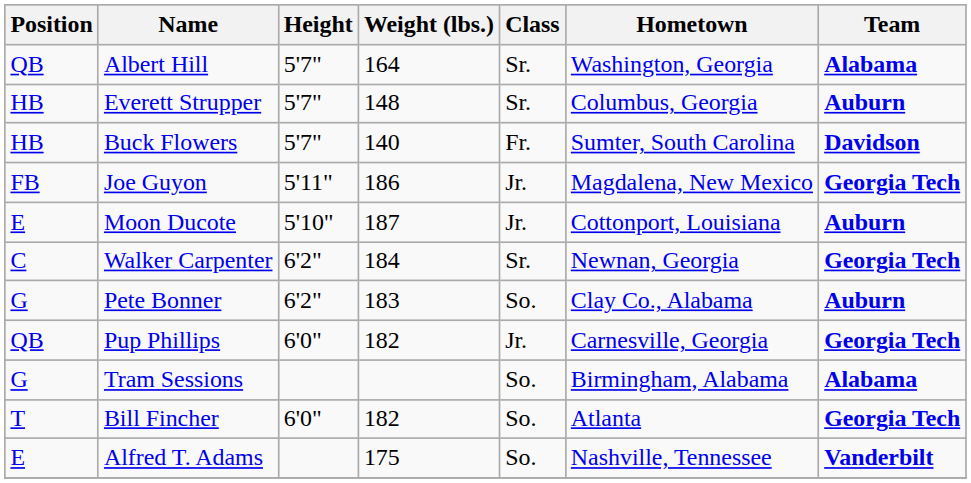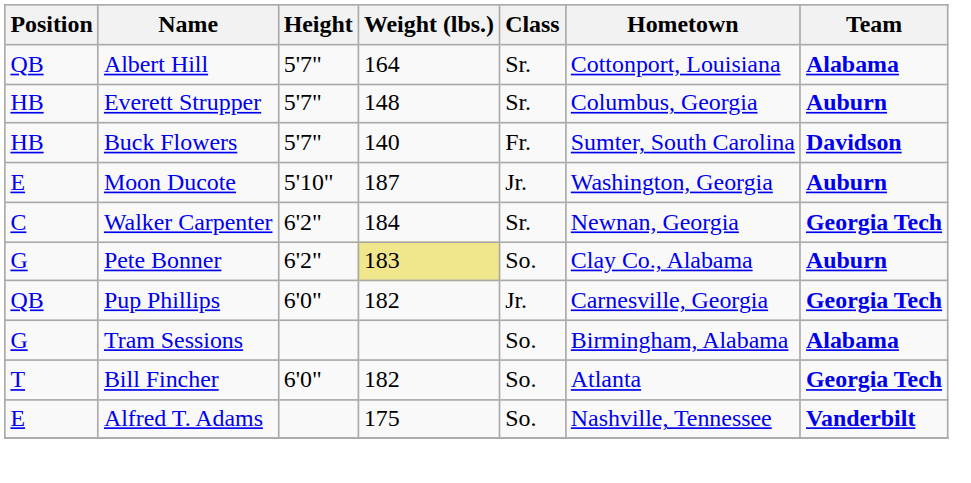(672, 64) Washington, Georgia -> (676, 64) Cottonport, Louisiana
- row: (155, 182)
(676, 221) Cottonport, Louisiana -> (672, 182) Washington, Georgia
(382, 300) no background -> (382, 261) khaki background
